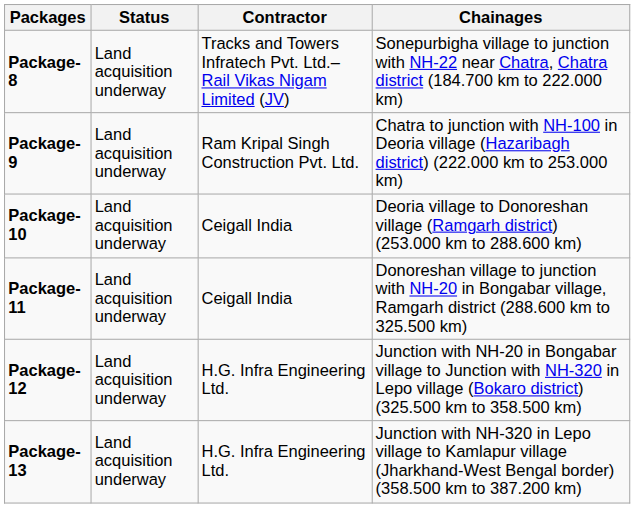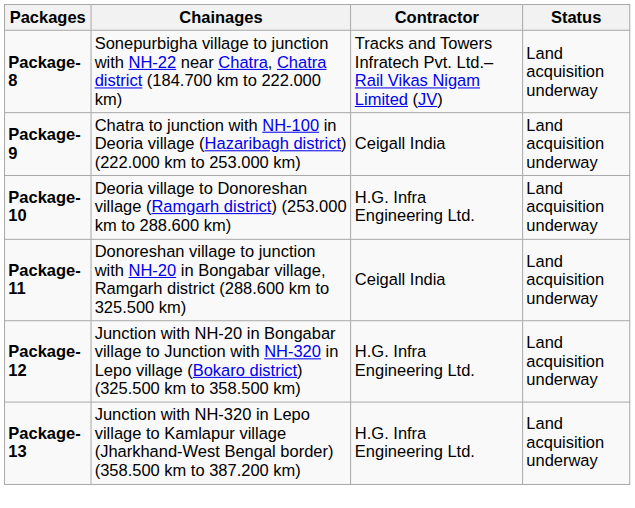columns swapped: (501, 17) <-> (144, 17)
(280, 153) Ram Kripal Singh Construction Pvt. Ltd. -> (400, 144) Ceigall India
(247, 225) Ceigall India -> (415, 207) H.G. Infra Engineering Ltd.
